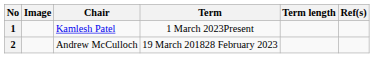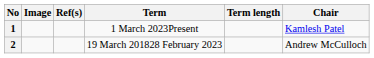columns swapped: (97, 12) <-> (354, 12)
